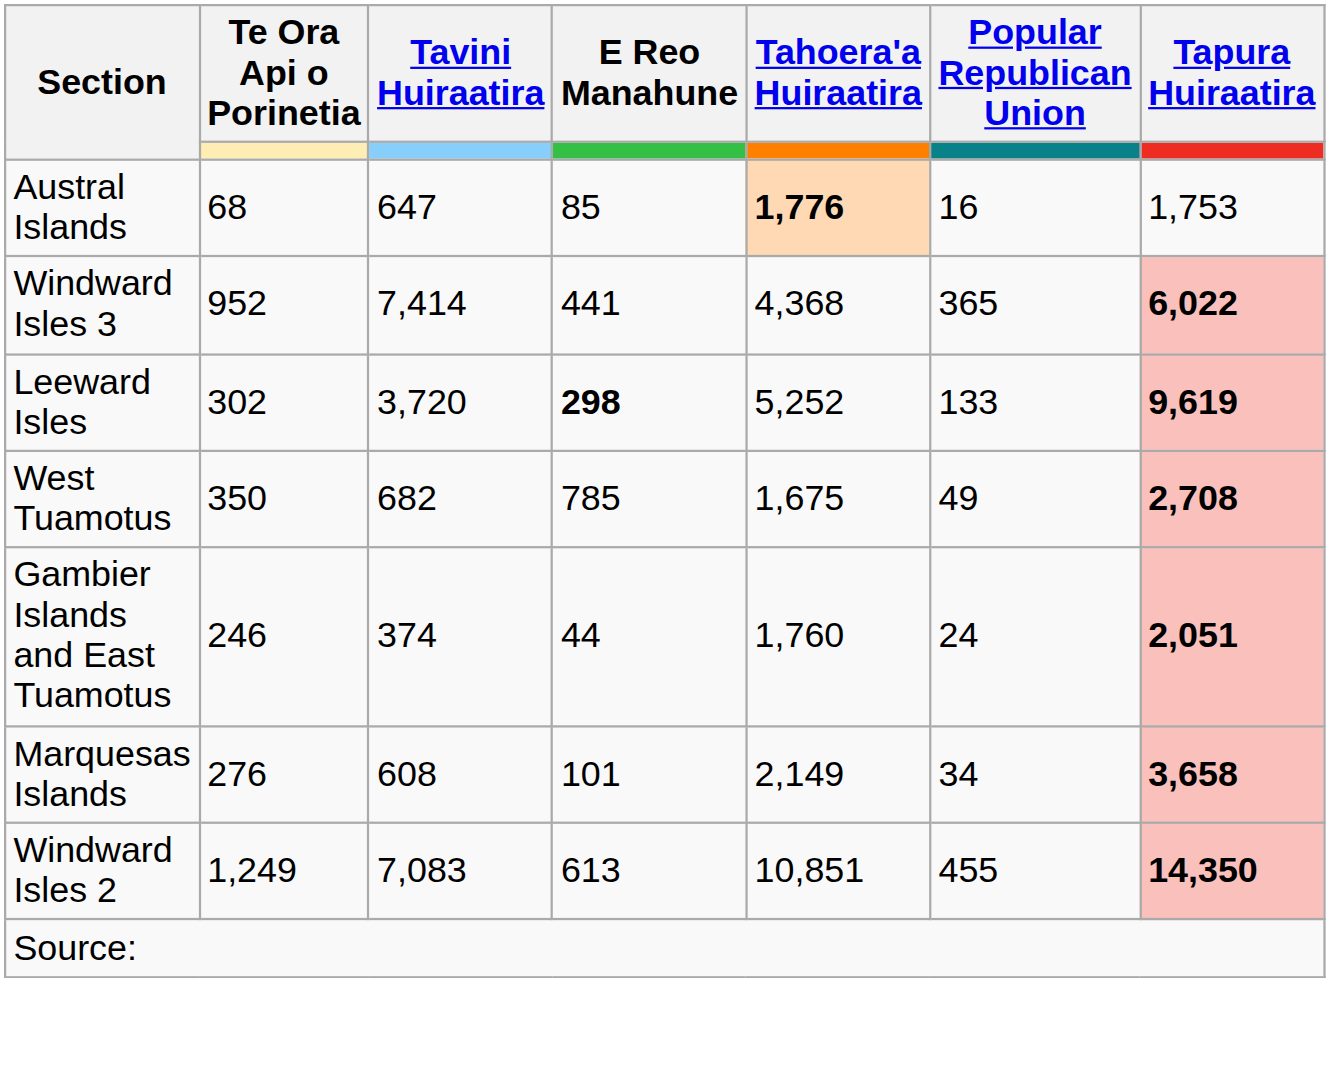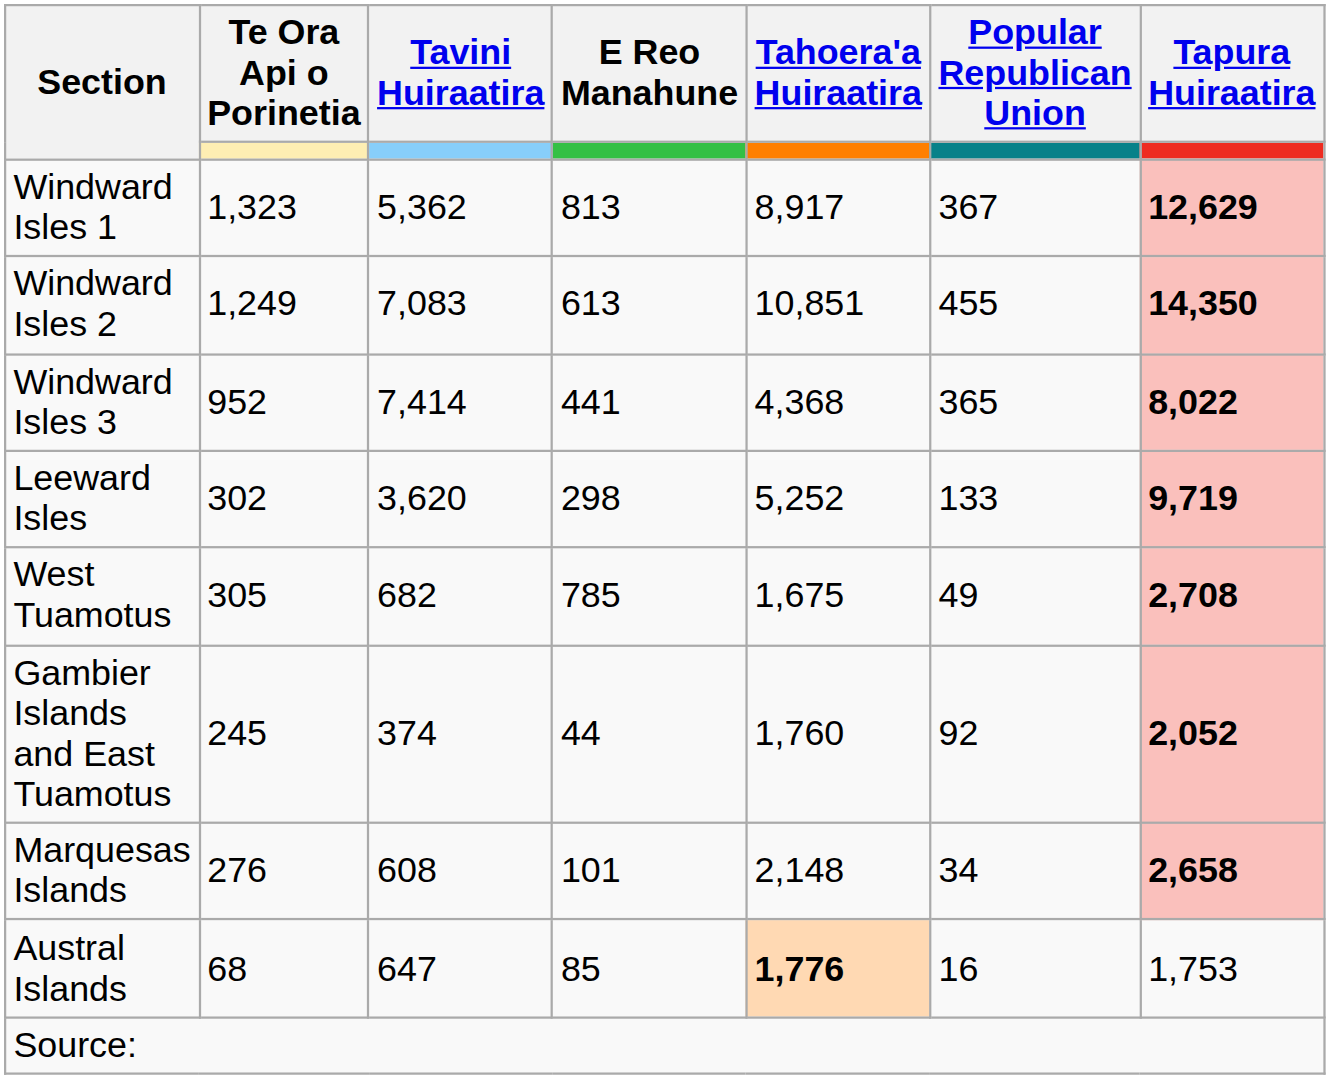+ row: (93, 207)
rows swapped: (93, 870) <-> (70, 207)
(1193, 304) 6,022 -> (1193, 401) 8,022
(422, 401) 3,720 -> (422, 498) 3,620
(591, 401) bold -> (591, 498) normal
(1193, 401) 9,619 -> (1193, 498) 9,719
(237, 498) 350 -> (237, 595) 305
(237, 636) 246 -> (237, 733) 245
(958, 636) 24 -> (958, 733) 92
(1193, 636) 2,051 -> (1193, 733) 2,052
(799, 773) 2,149 -> (799, 870) 2,148
(1193, 773) 3,658 -> (1193, 870) 2,658
